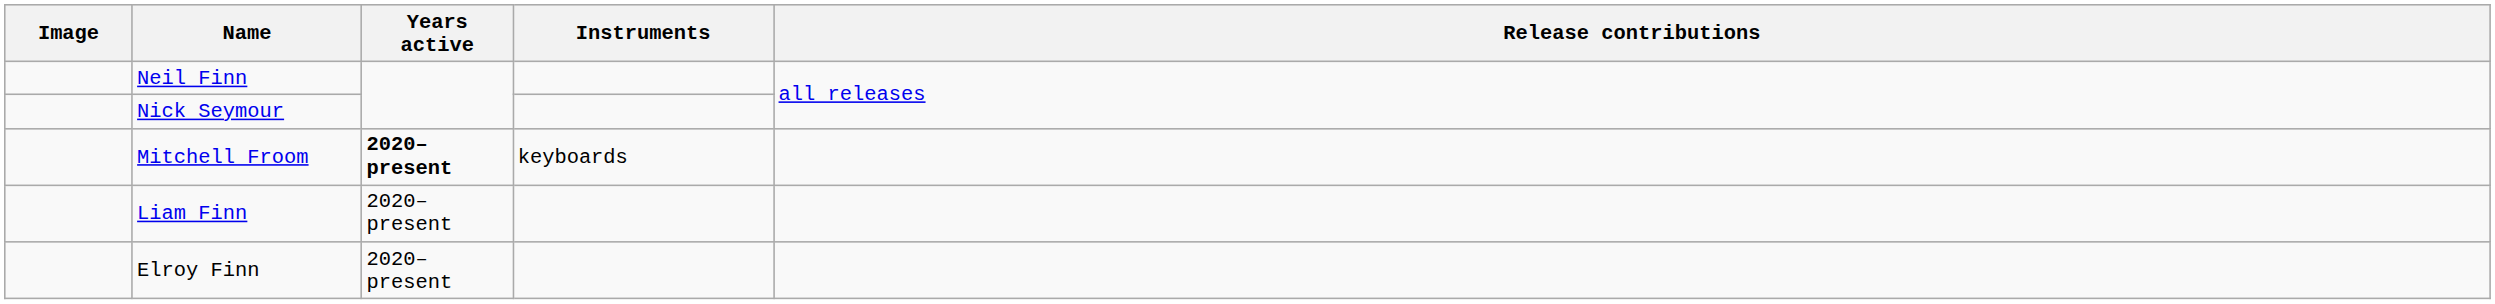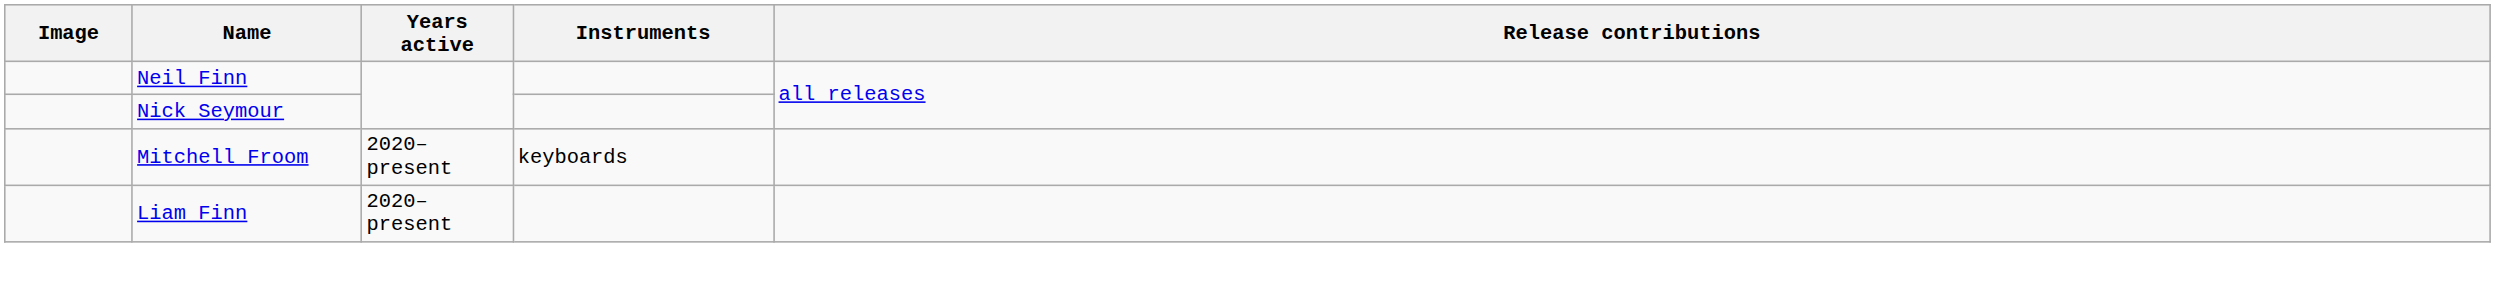(409, 157) bold -> (409, 157) normal
- row: (198, 270)
